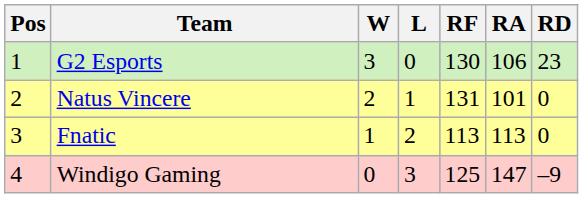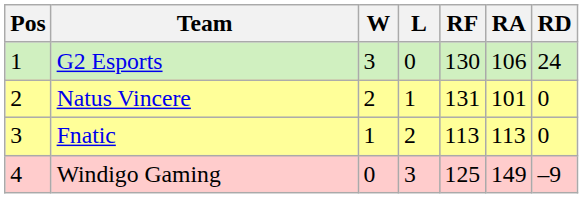(549, 60) 23 -> (549, 60) 24
(509, 173) 147 -> (509, 173) 149
